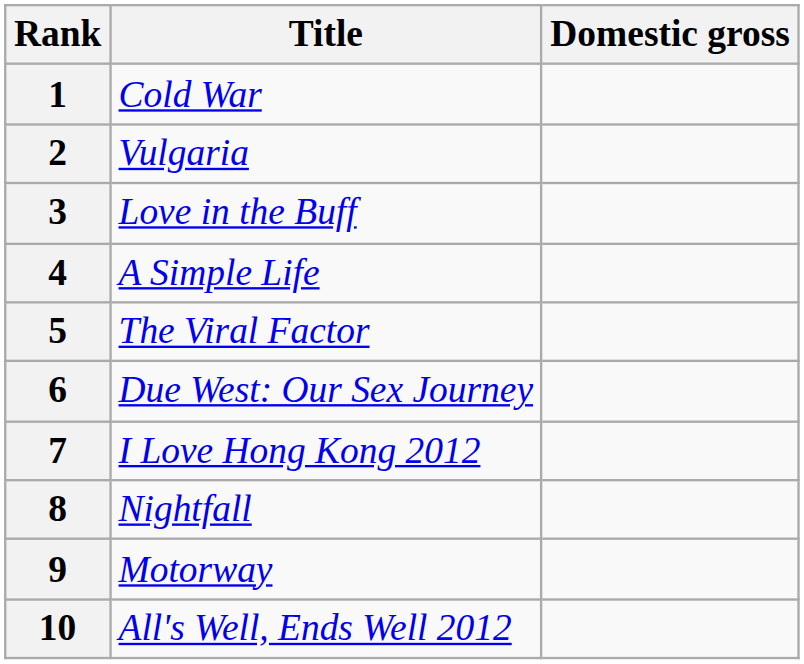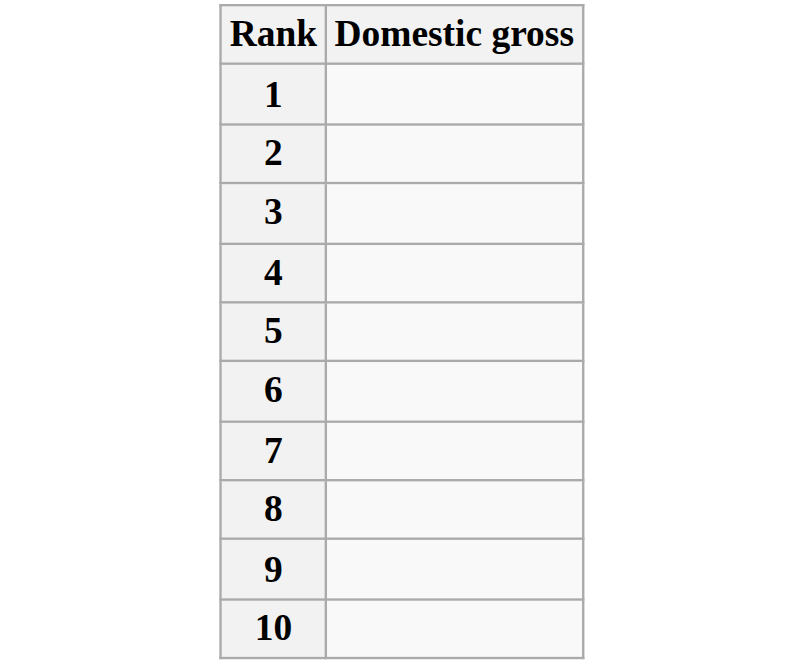- column: (326, 34)
